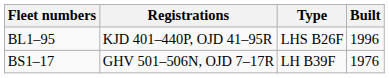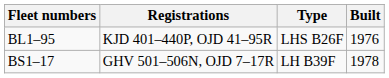(364, 38) 1996 -> (364, 38) 1976
(364, 61) 1976 -> (364, 61) 1978
